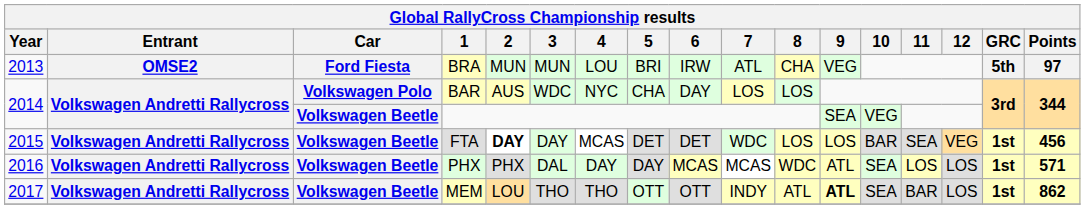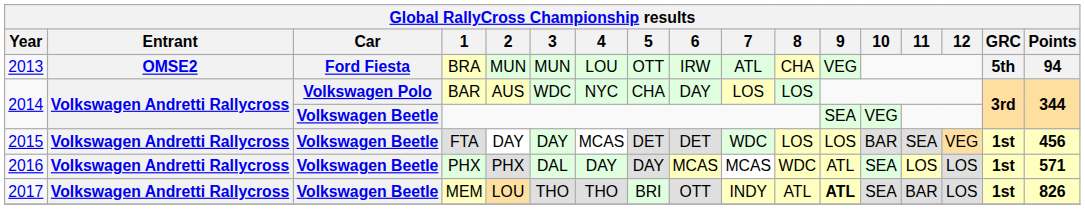(648, 66) BRI -> (648, 66) OTT
(1052, 66) 97 -> (1052, 66) 94
(508, 141) bold -> (508, 141) normal
(648, 191) OTT -> (648, 191) BRI
(1052, 191) 862 -> (1052, 191) 826
